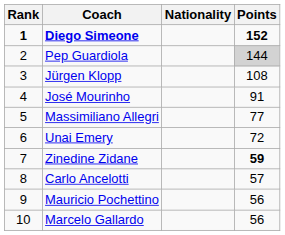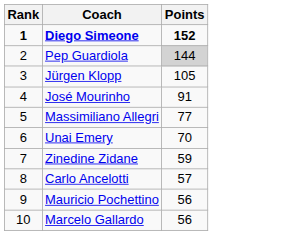- column: (198, 14)
(257, 76) 108 -> (185, 76) 105
(257, 138) 72 -> (185, 138) 70
(257, 158) bold -> (185, 158) normal
